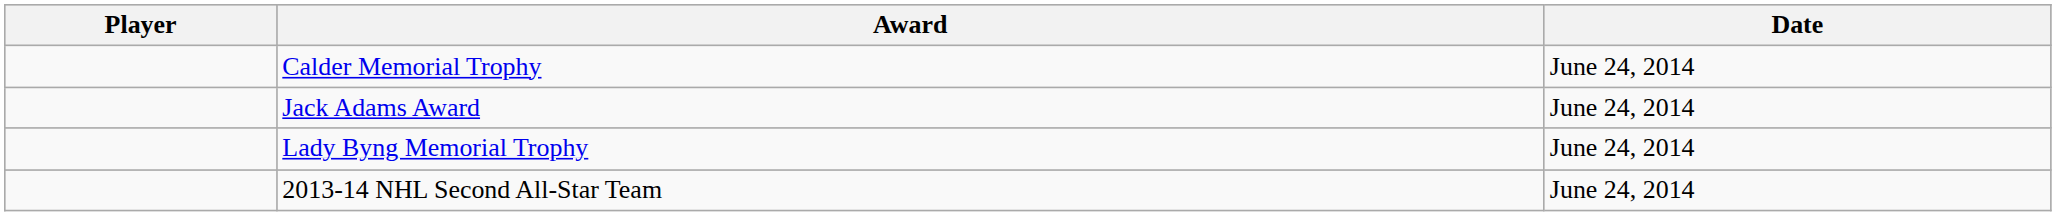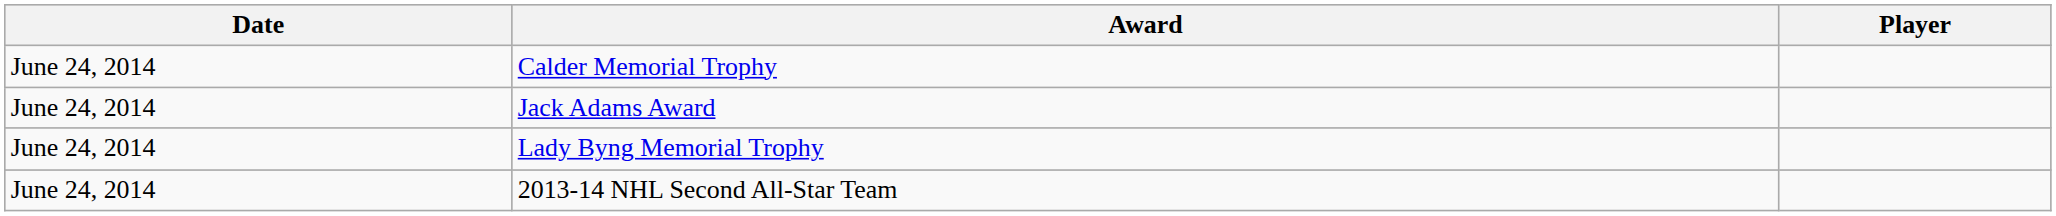columns swapped: (141, 25) <-> (1797, 25)
